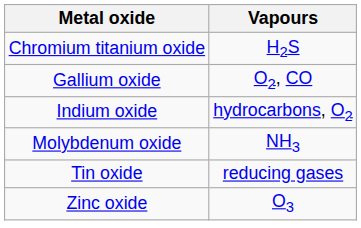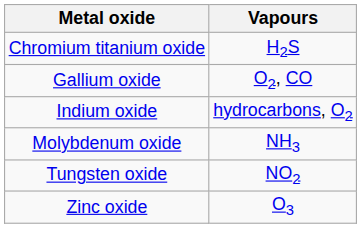- row: (107, 173)
+ row: (107, 175)
